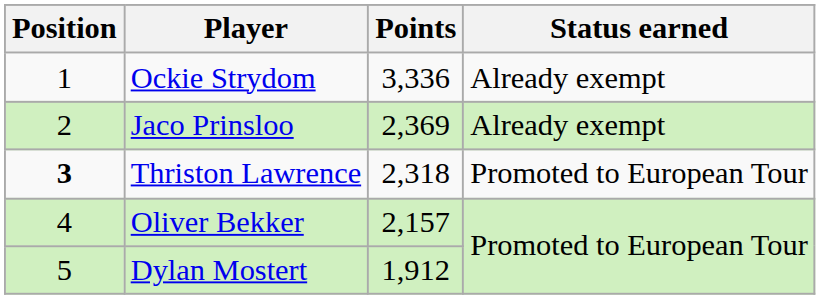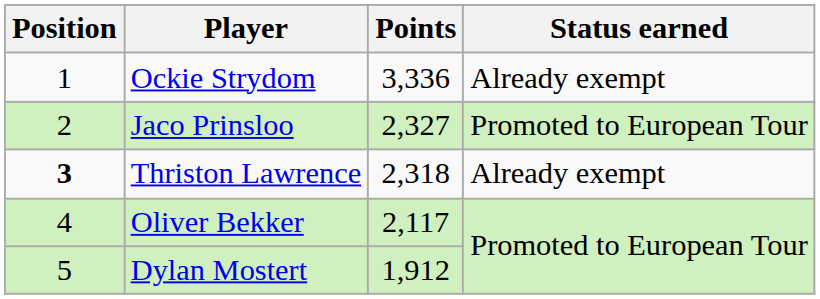(416, 125) 2,369 -> (416, 125) 2,327
(568, 125) Already exempt -> (639, 125) Promoted to European Tour
(639, 173) Promoted to European Tour -> (568, 173) Already exempt
(416, 221) 2,157 -> (416, 221) 2,117
